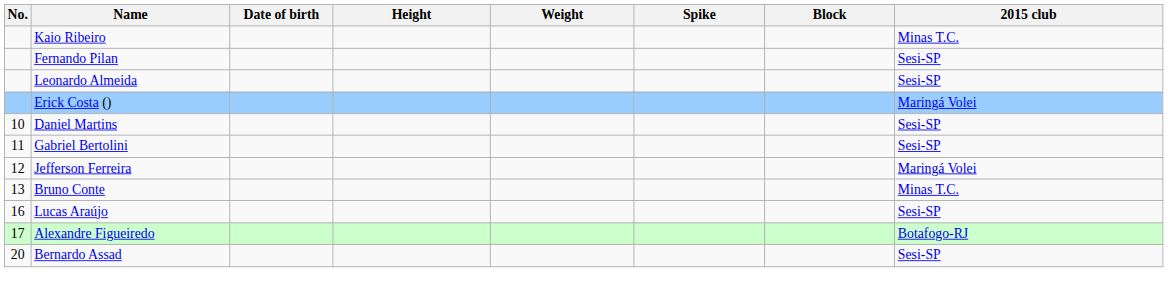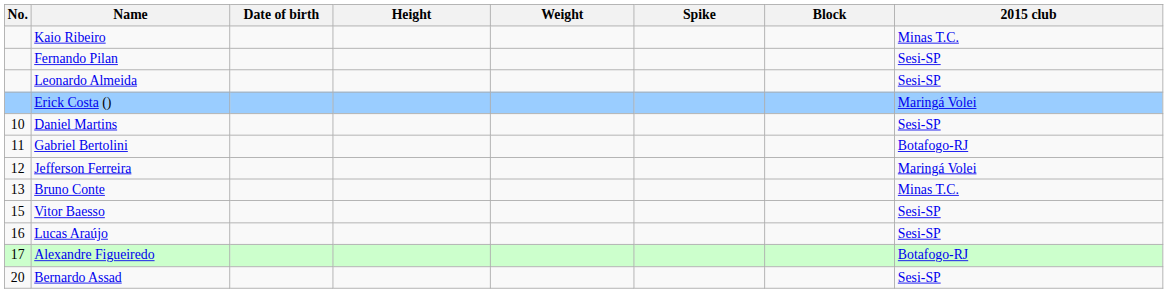(919, 146) Sesi-SP -> (933, 146) Botafogo-RJ
+ row: (70, 211)
